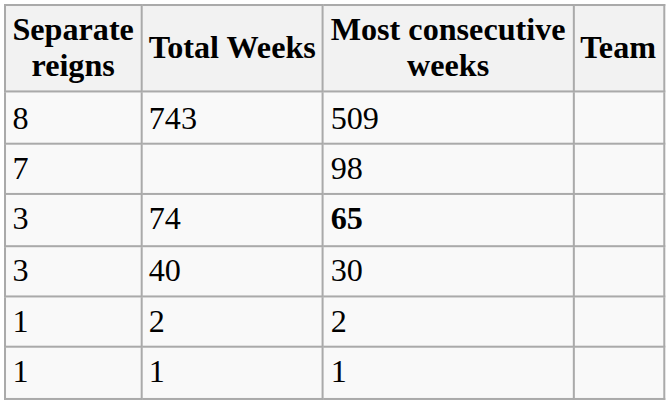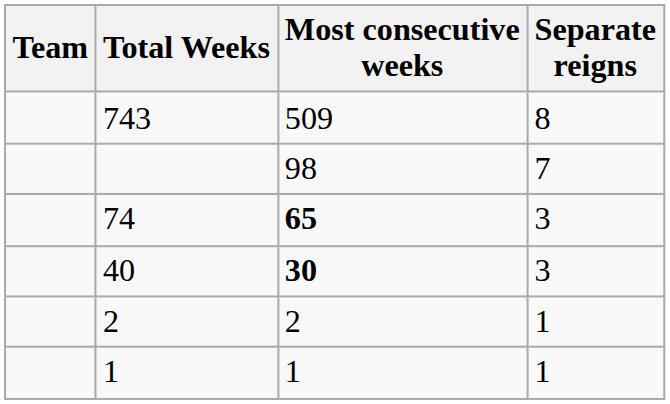columns swapped: (618, 48) <-> (73, 48)
(347, 270) normal -> (301, 270) bold
